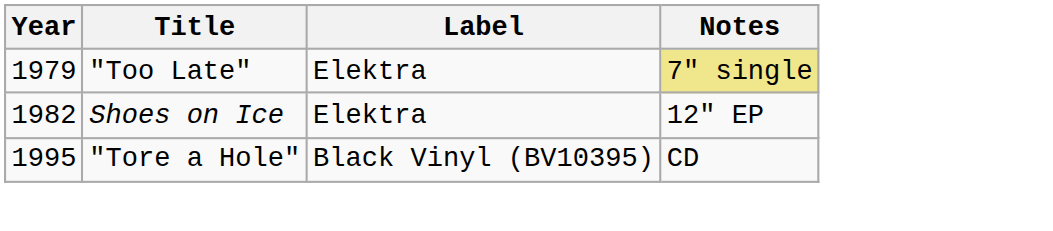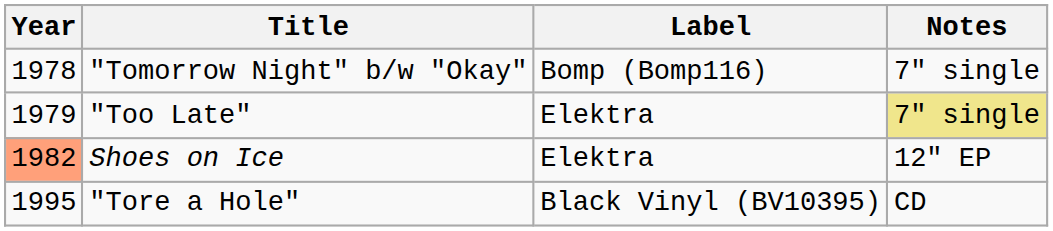+ row: (308, 71)
(44, 115) no background -> (44, 159) lightsalmon background
